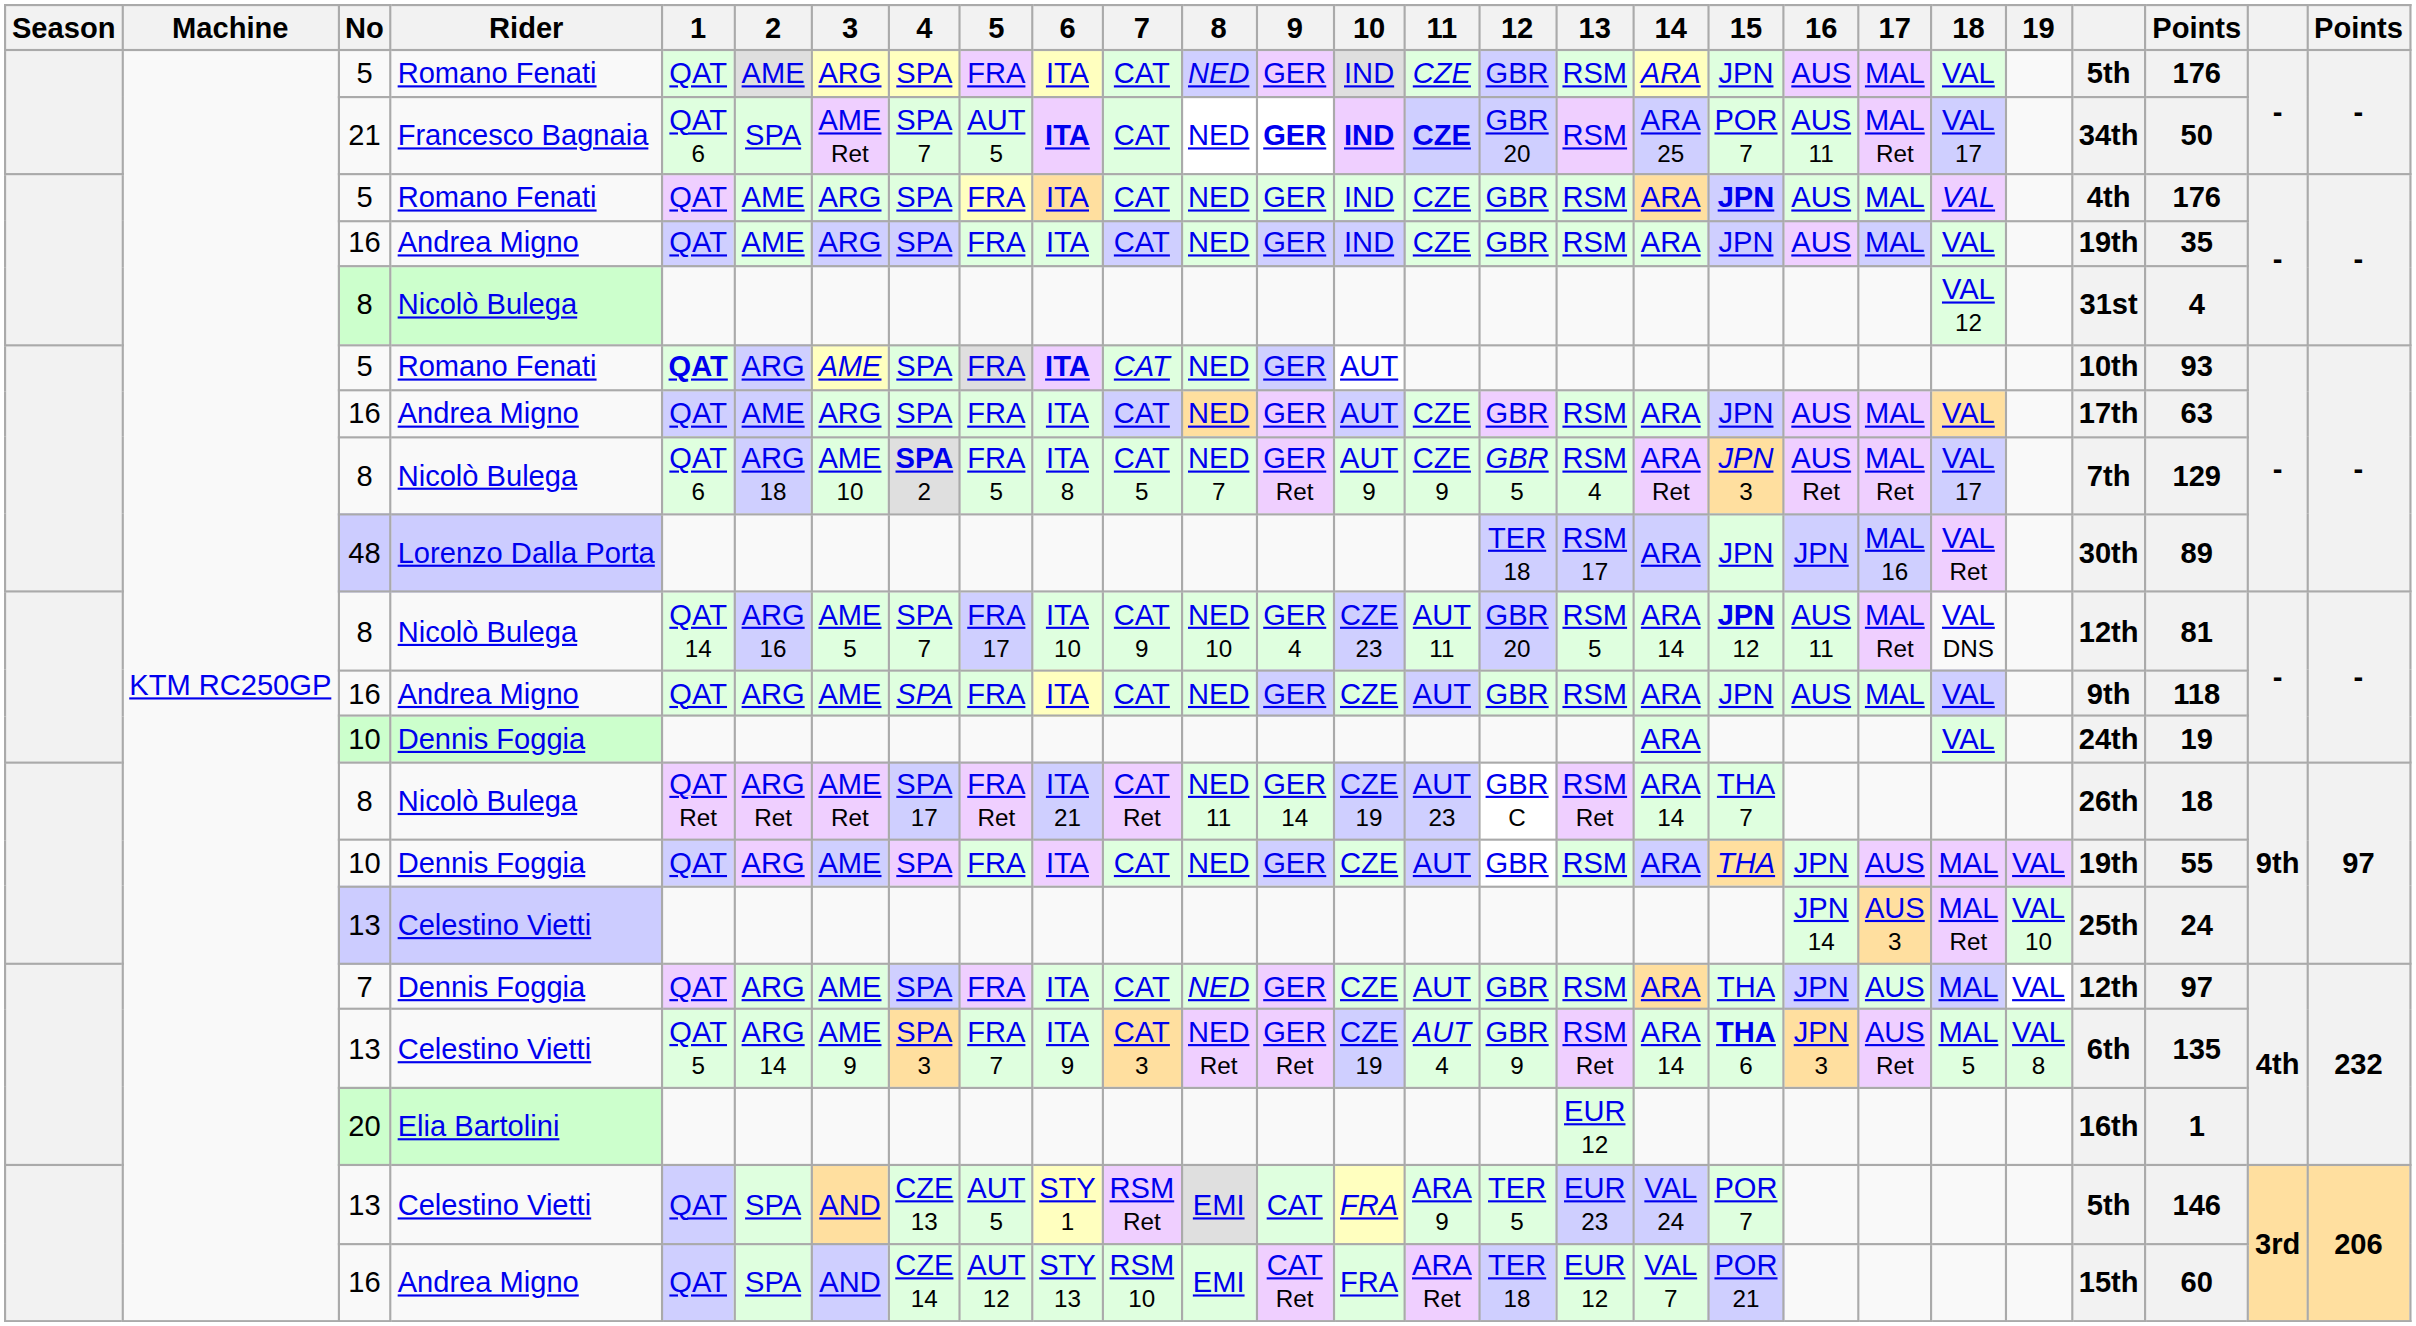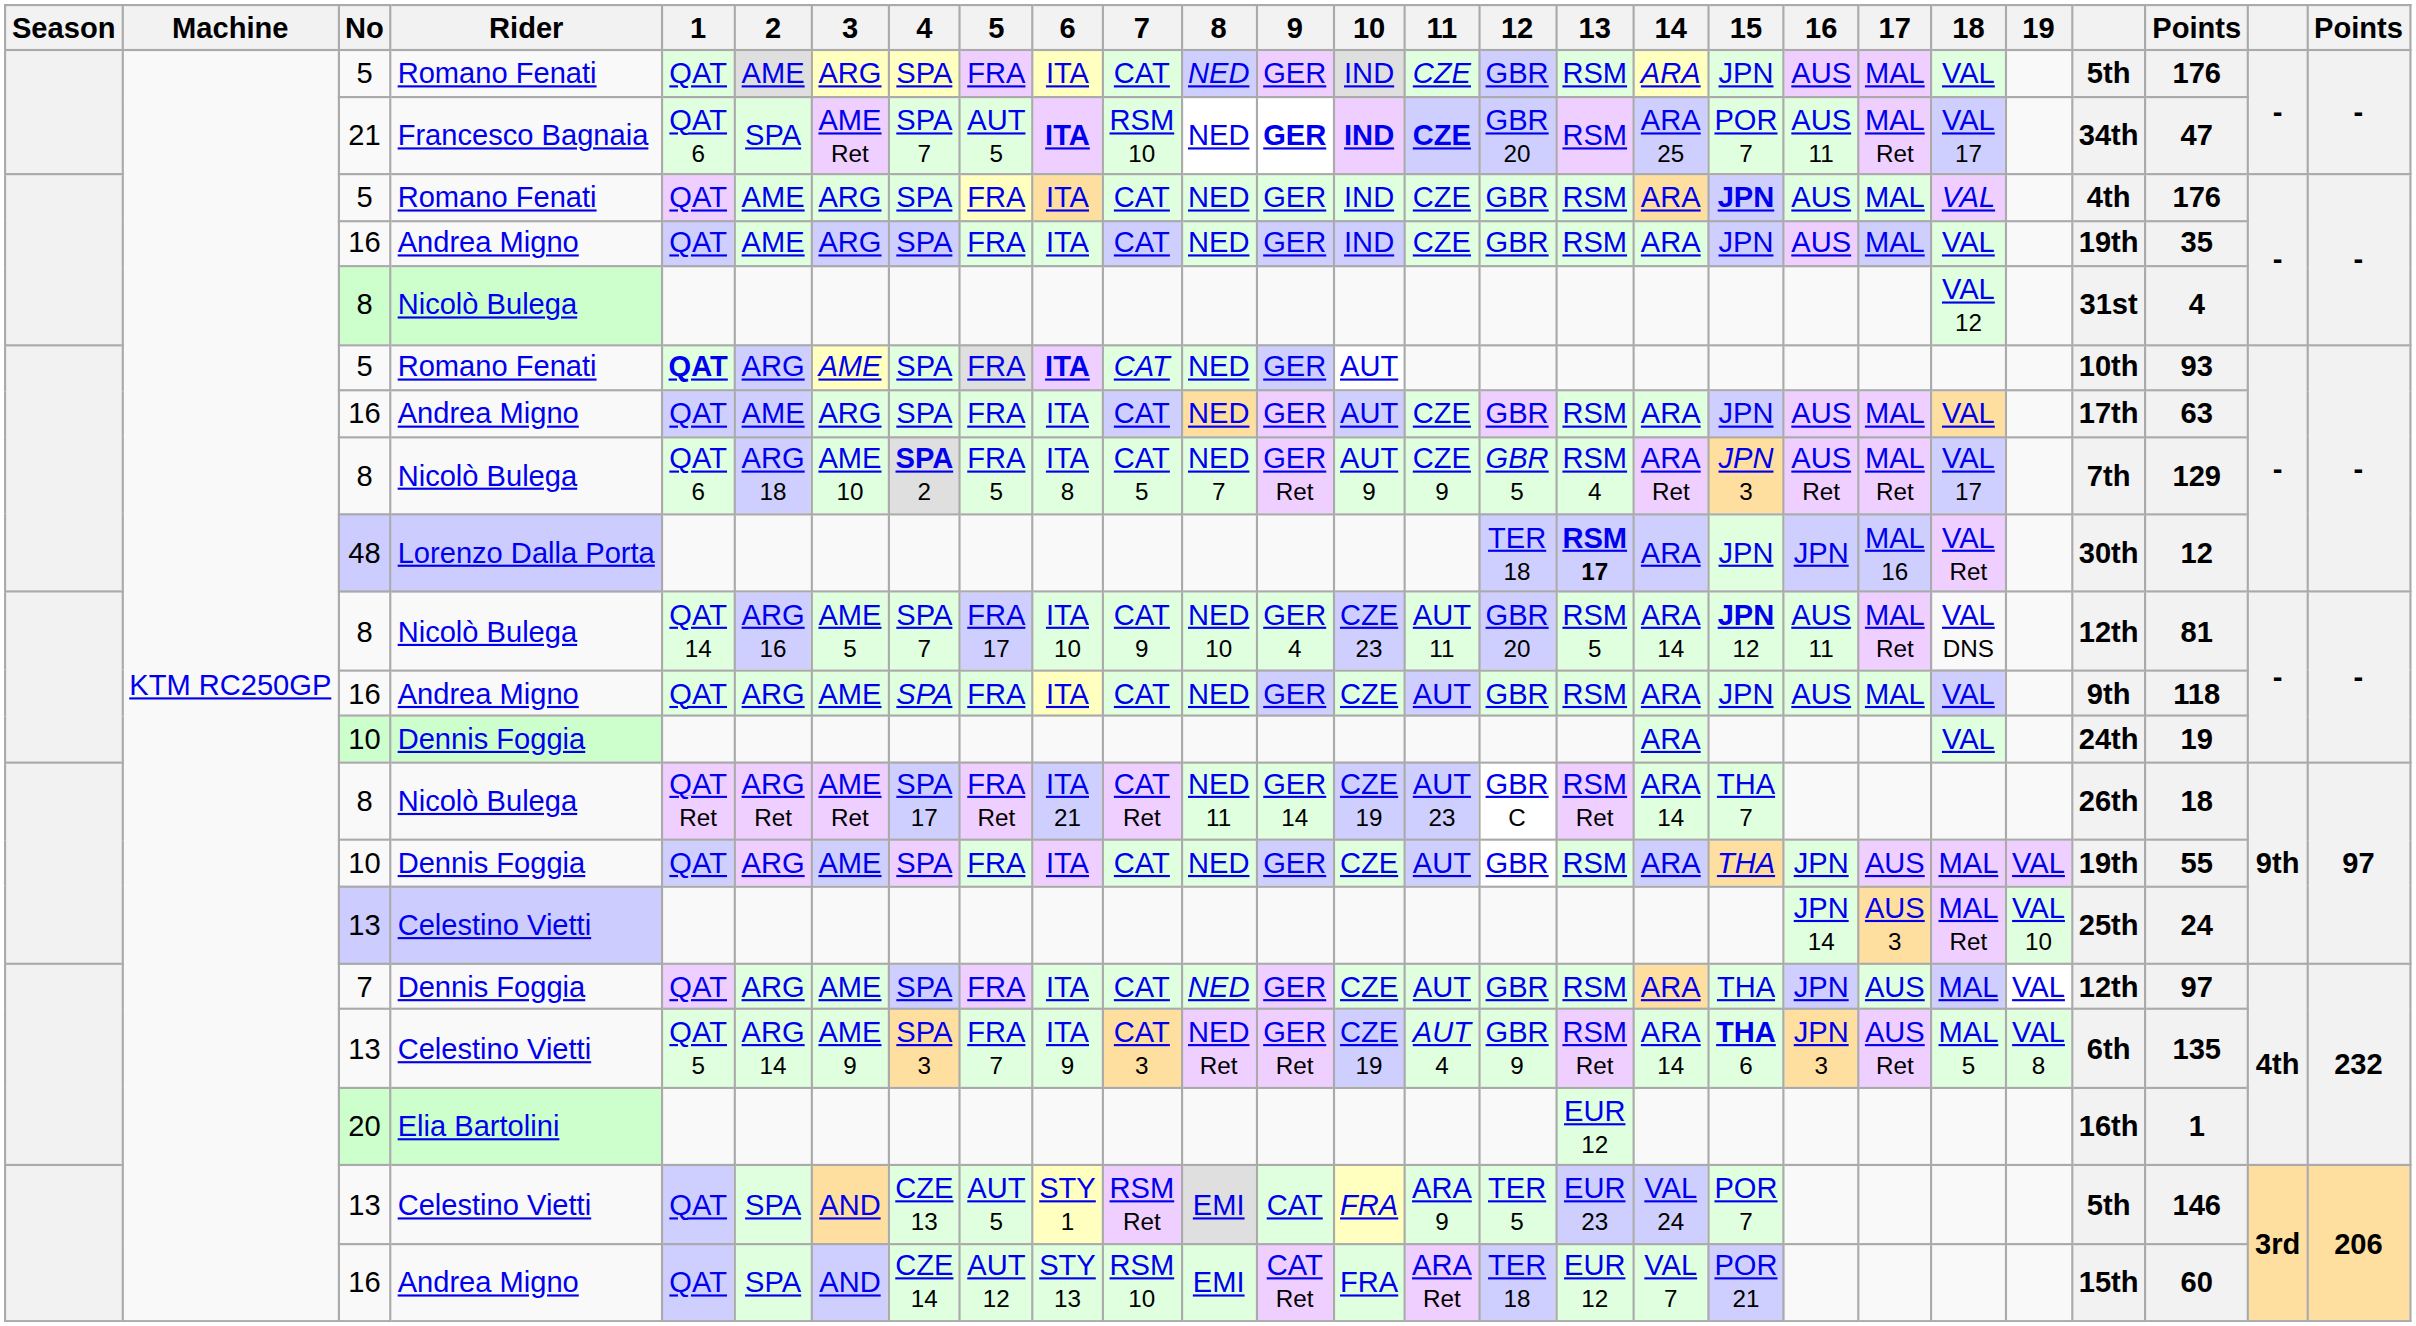(1142, 135) CAT -> (1142, 134) RSM 10
(2197, 135) 50 -> (2197, 135) 47
(1595, 552) normal -> (1595, 553) bold
(2197, 553) 89 -> (2197, 553) 12
